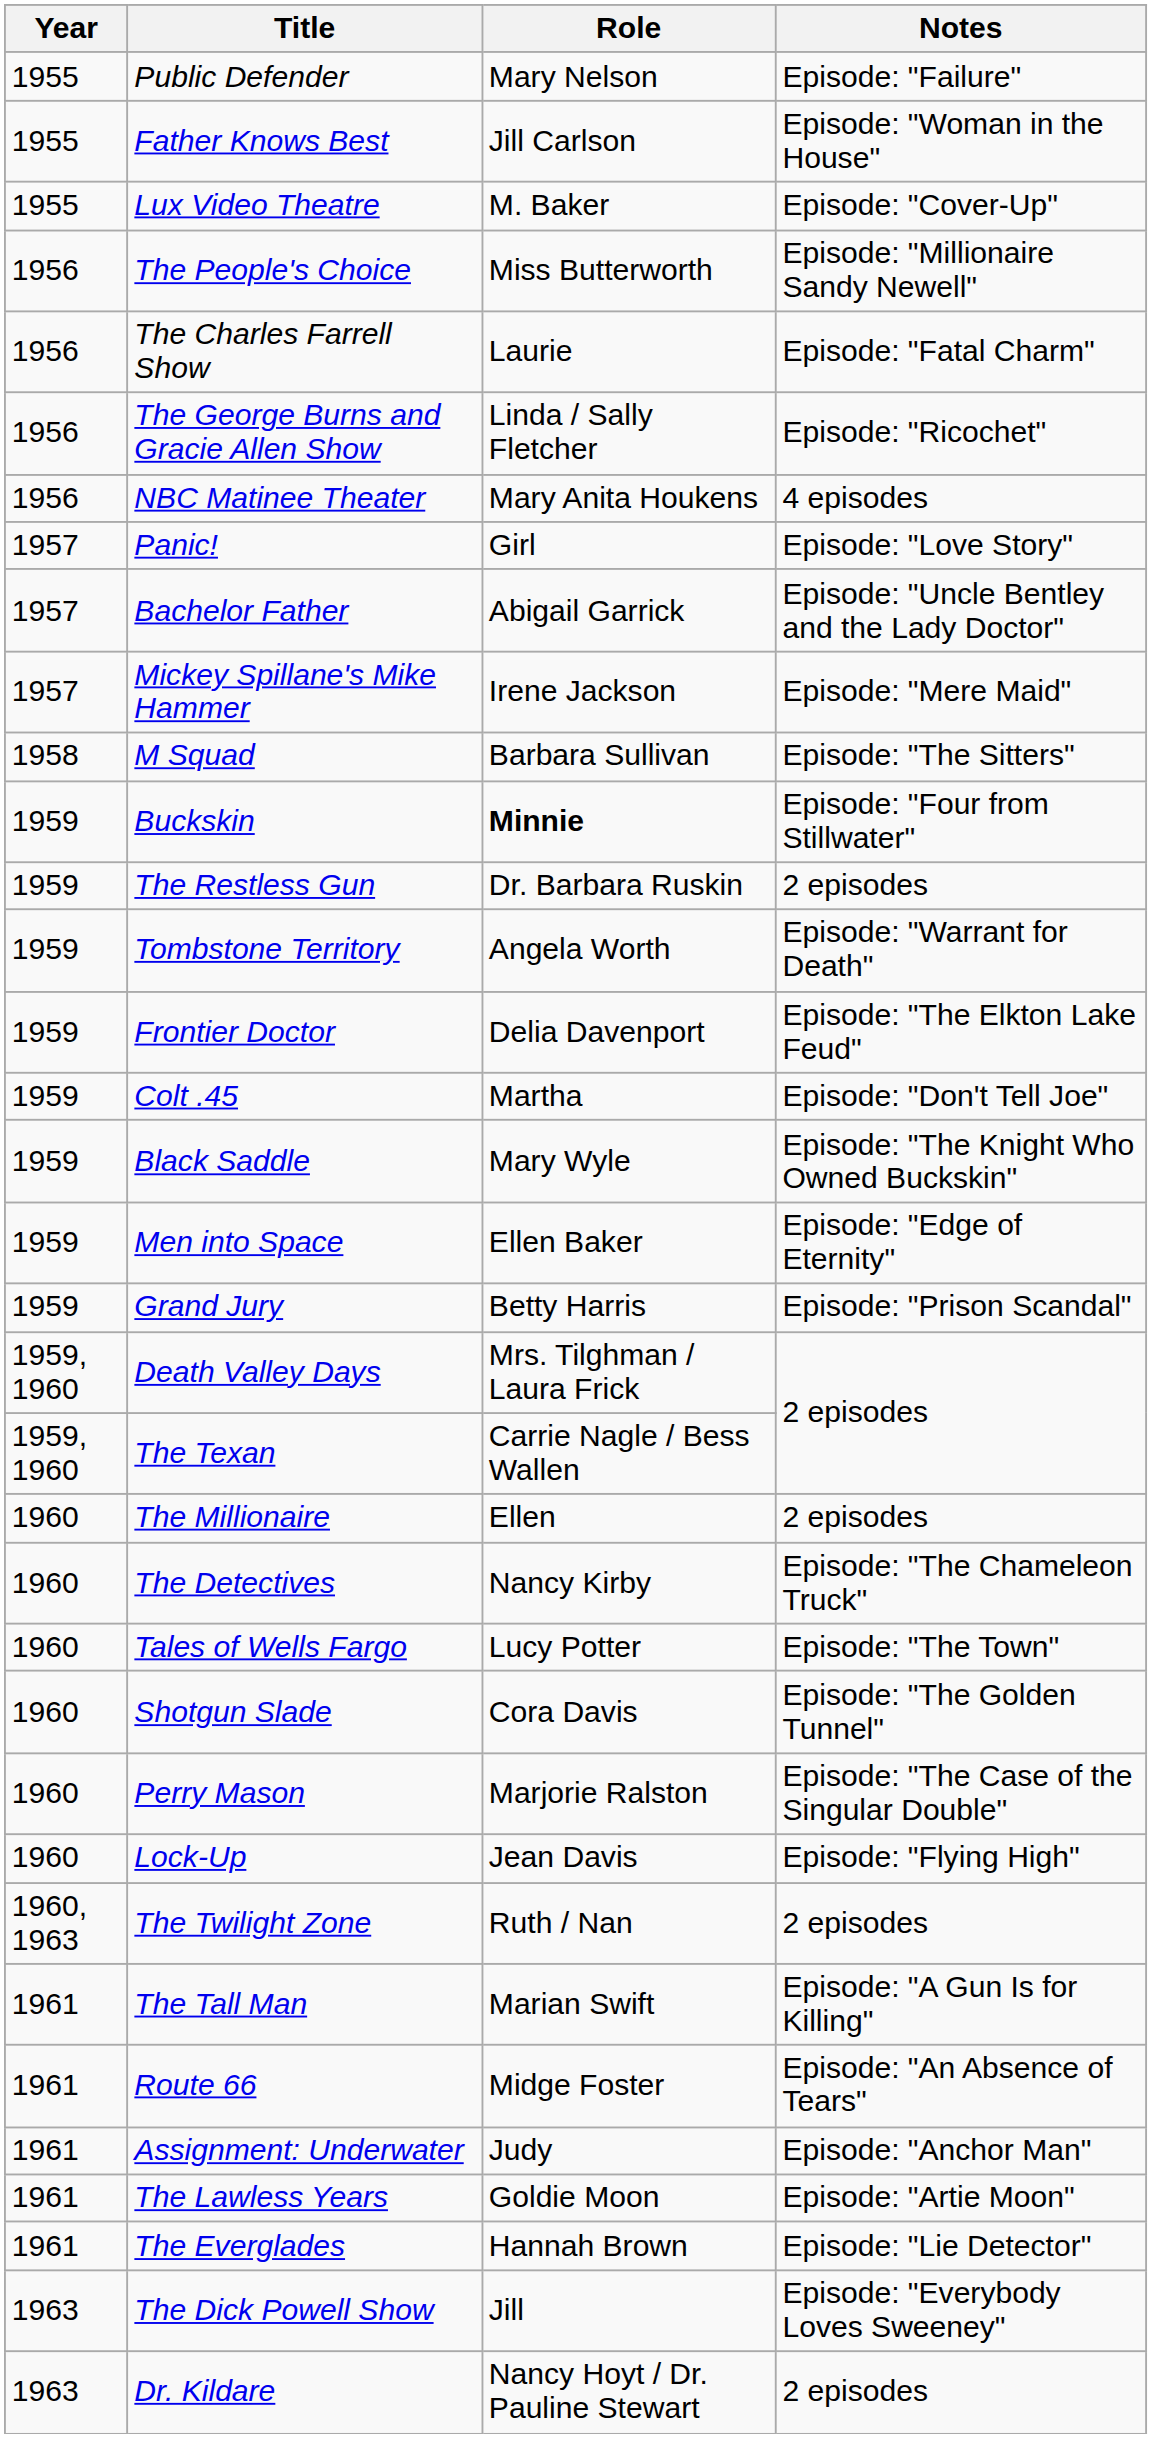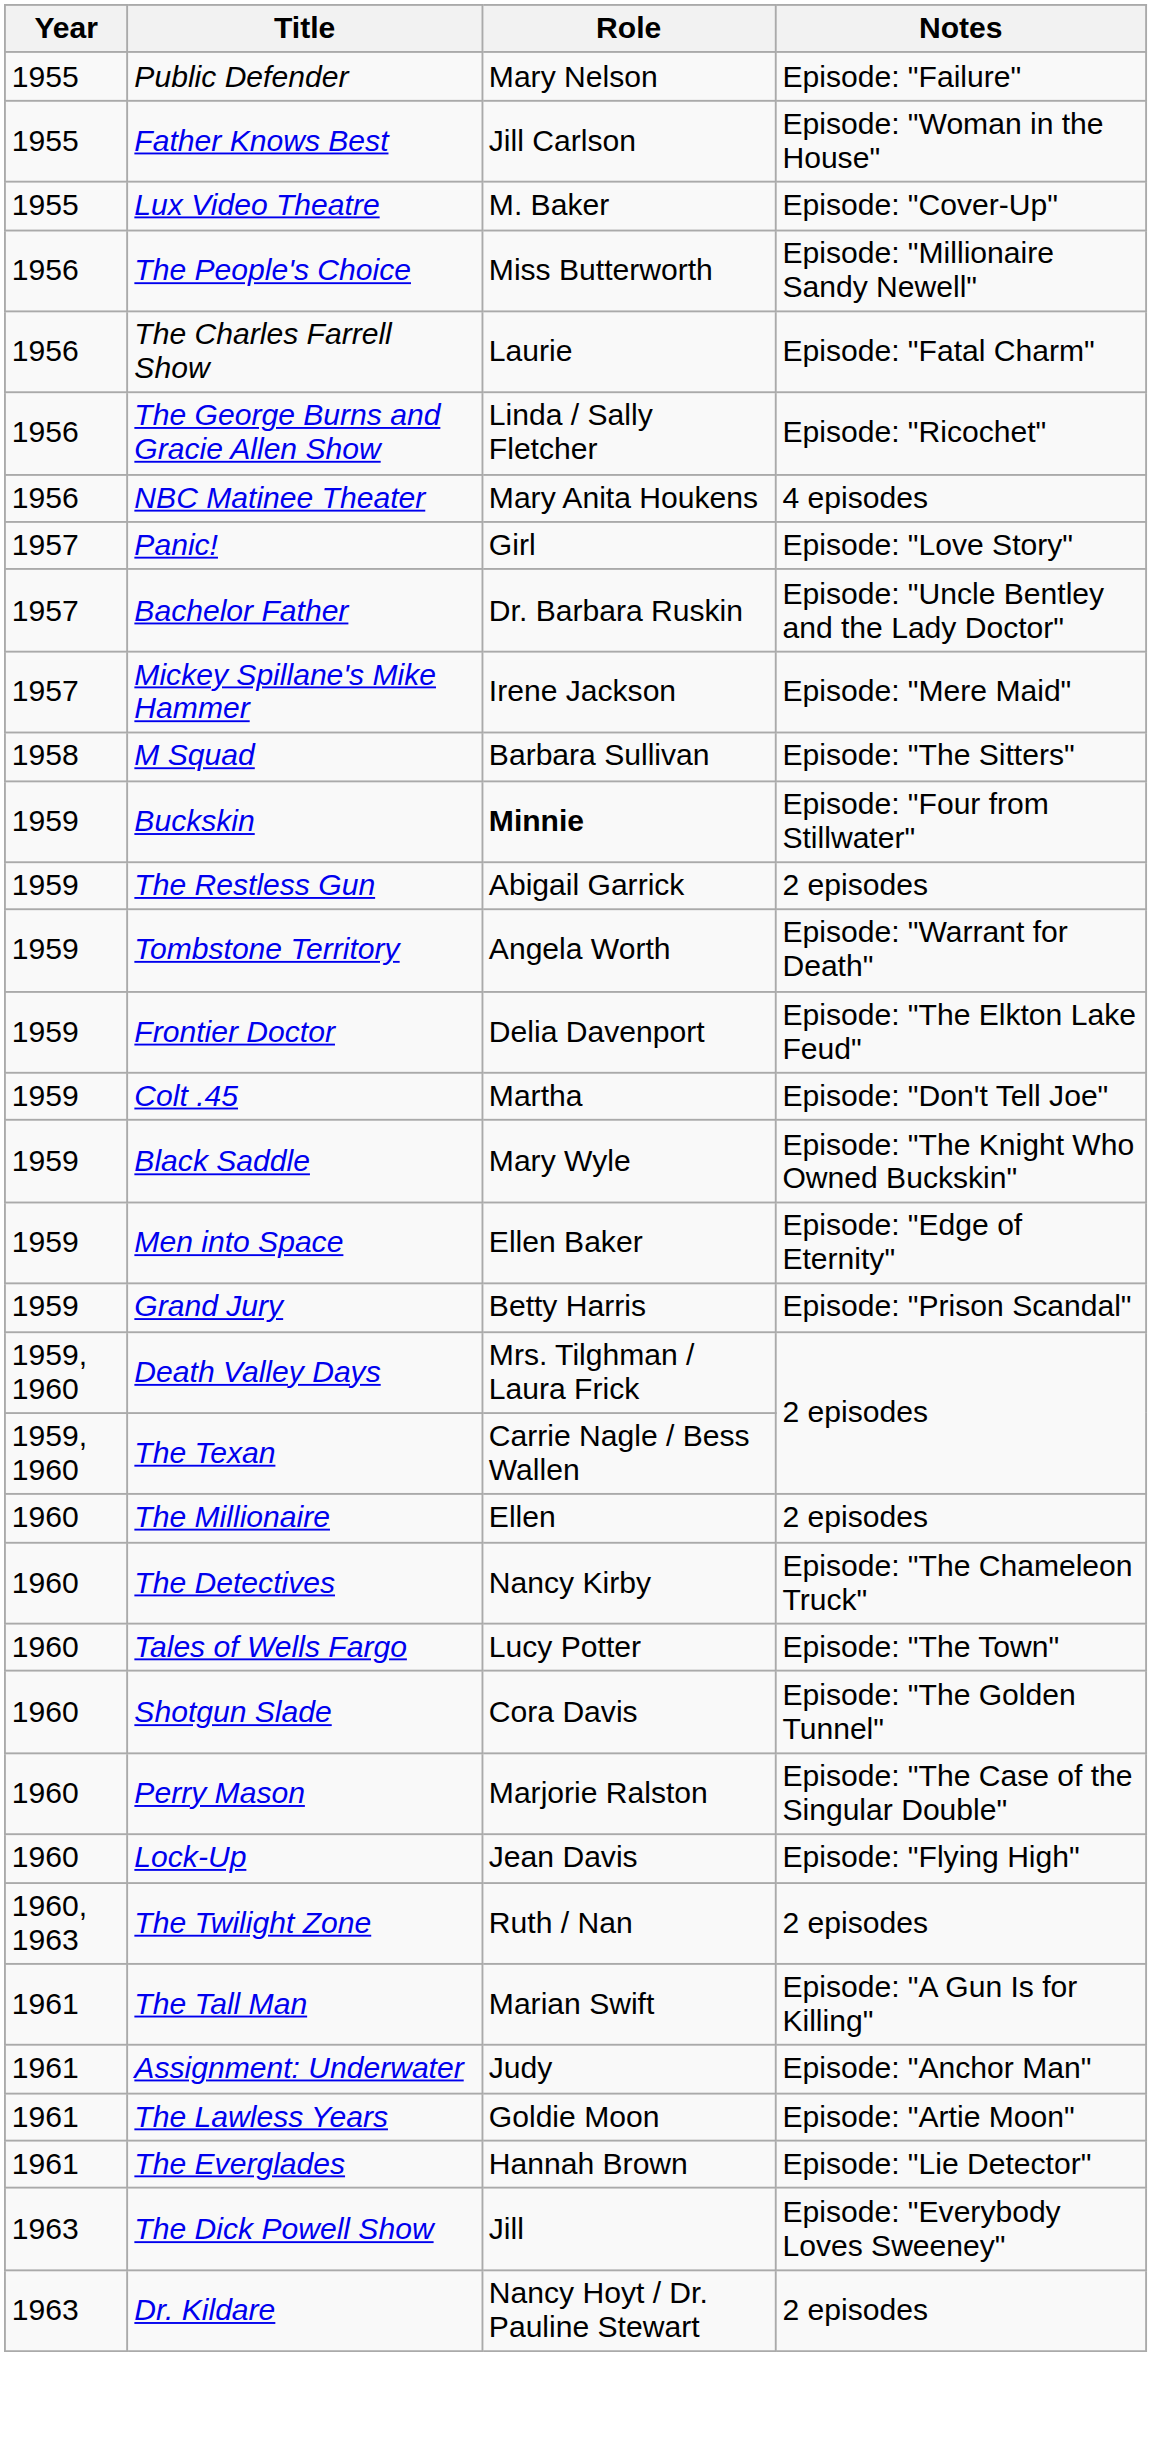(587, 609) Abigail Garrick -> (616, 609) Dr. Barbara Ruskin
(616, 885) Dr. Barbara Ruskin -> (587, 885) Abigail Garrick
- row: (195, 2085)
